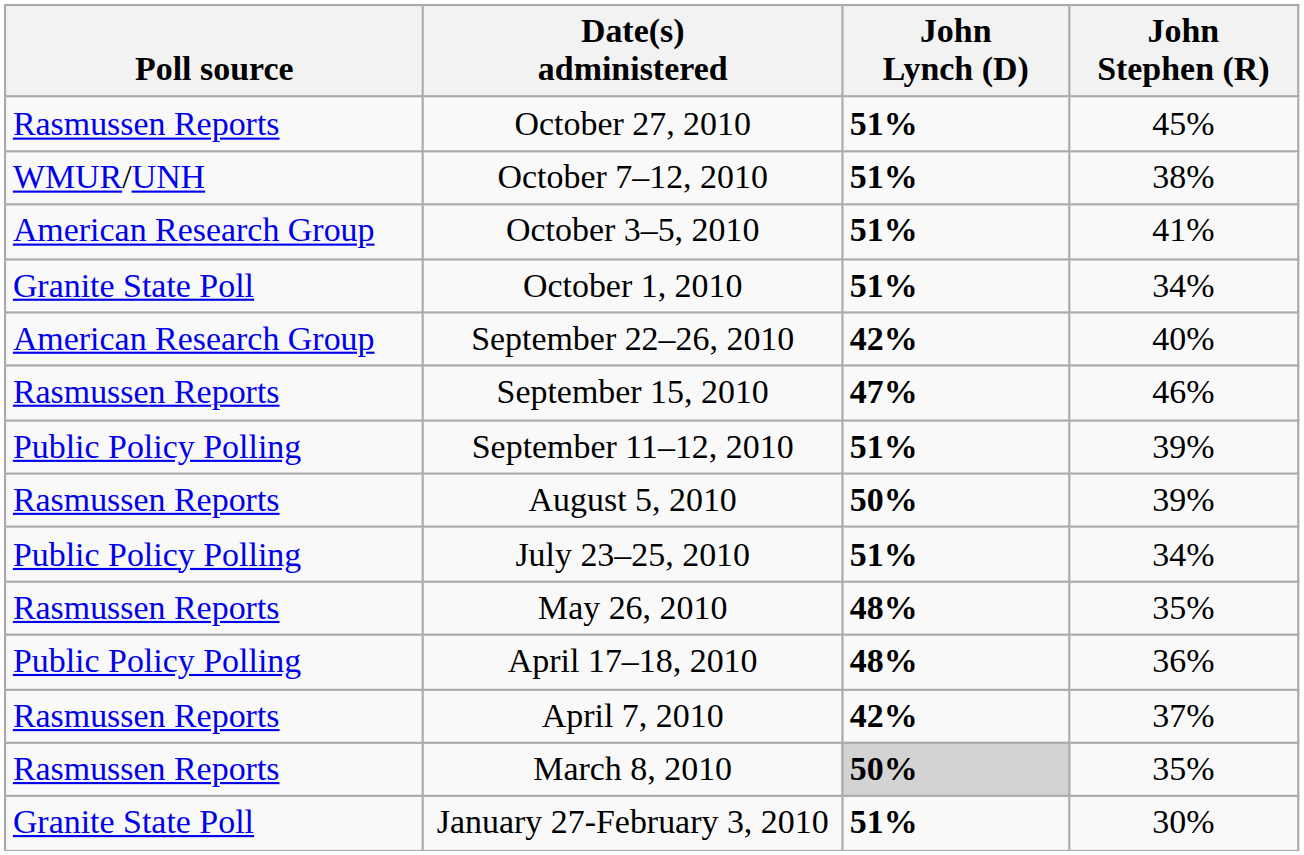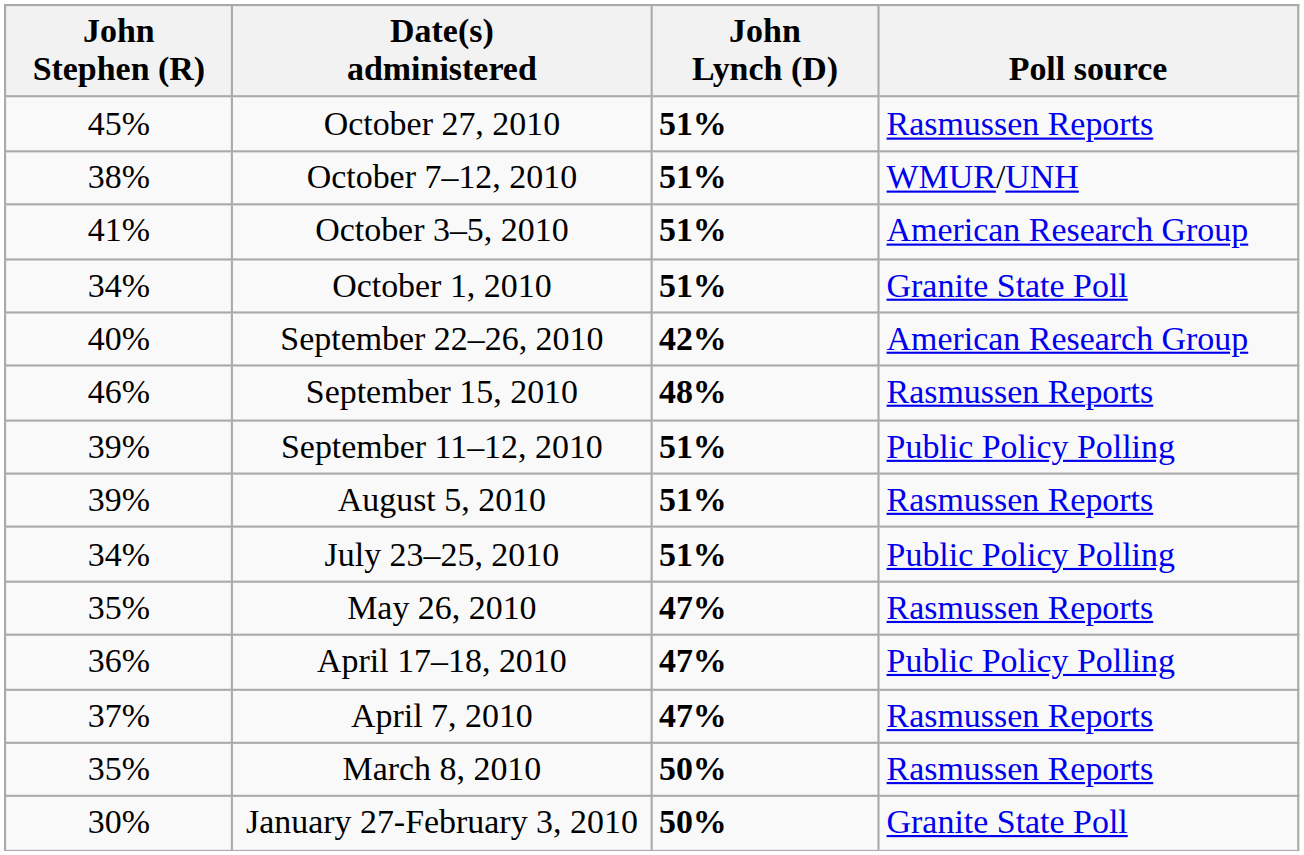columns swapped: (214, 69) <-> (1183, 50)
(884, 392) 47% -> (693, 392) 48%
(884, 499) 50% -> (693, 499) 51%
(884, 607) 48% -> (693, 607) 47%
(884, 661) 48% -> (693, 661) 47%
(884, 715) 42% -> (693, 715) 47%
(884, 768) lightgrey background -> (693, 768) no background
(884, 822) 51% -> (693, 822) 50%
